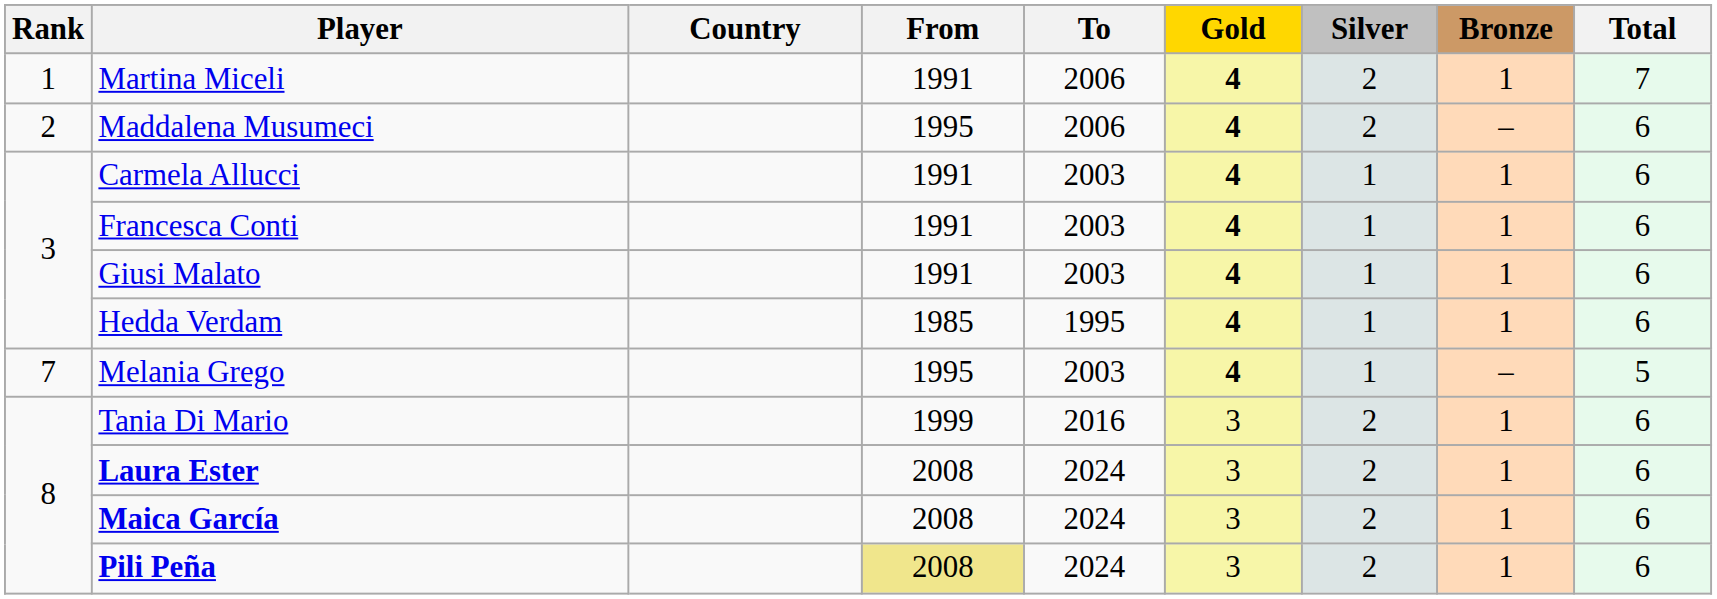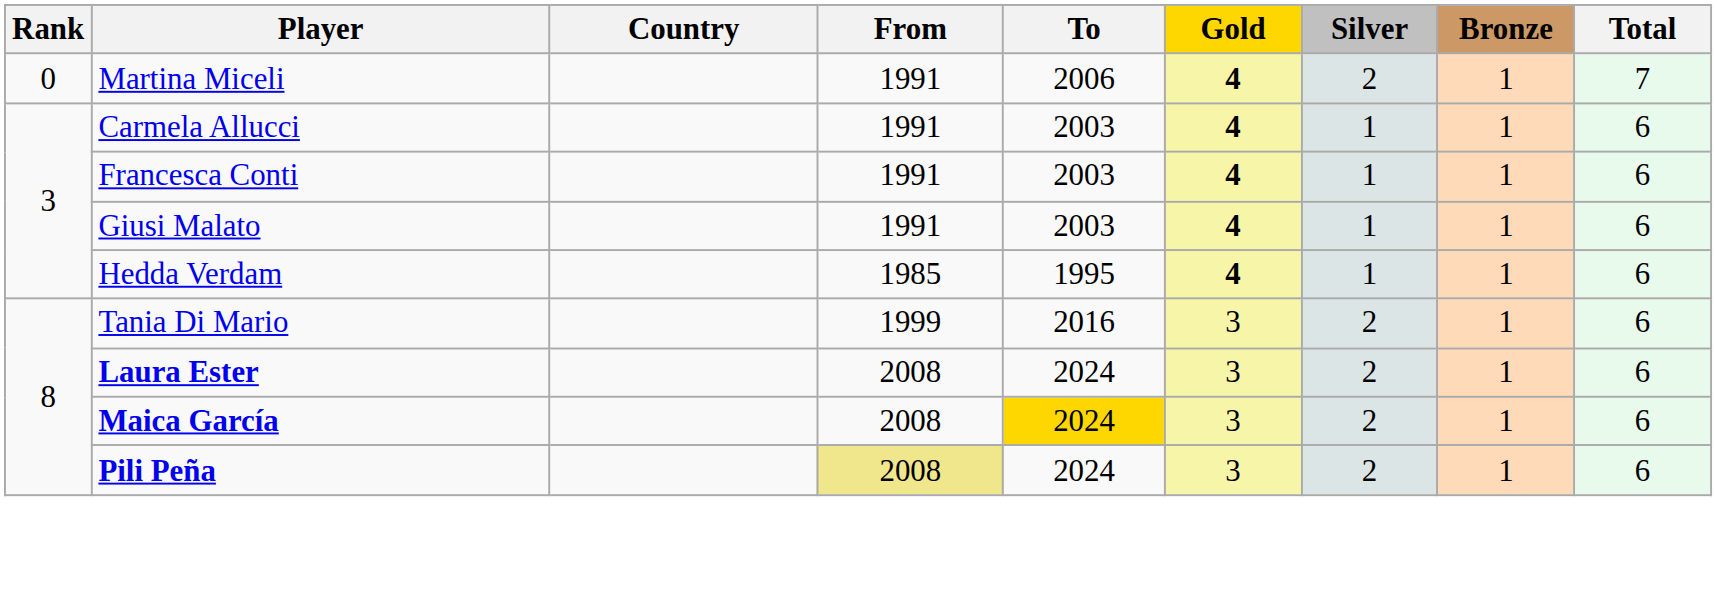(48, 77) 1 -> (48, 77) 0
- row: (236, 126)
- row: (191, 371)
(1094, 518) no background -> (1084, 420) gold background
